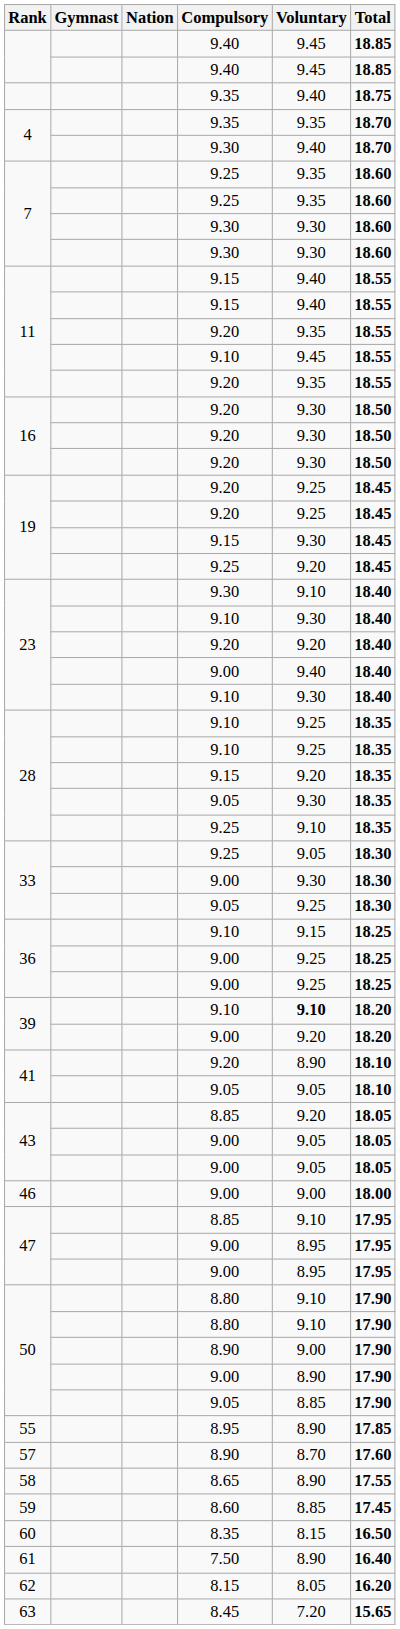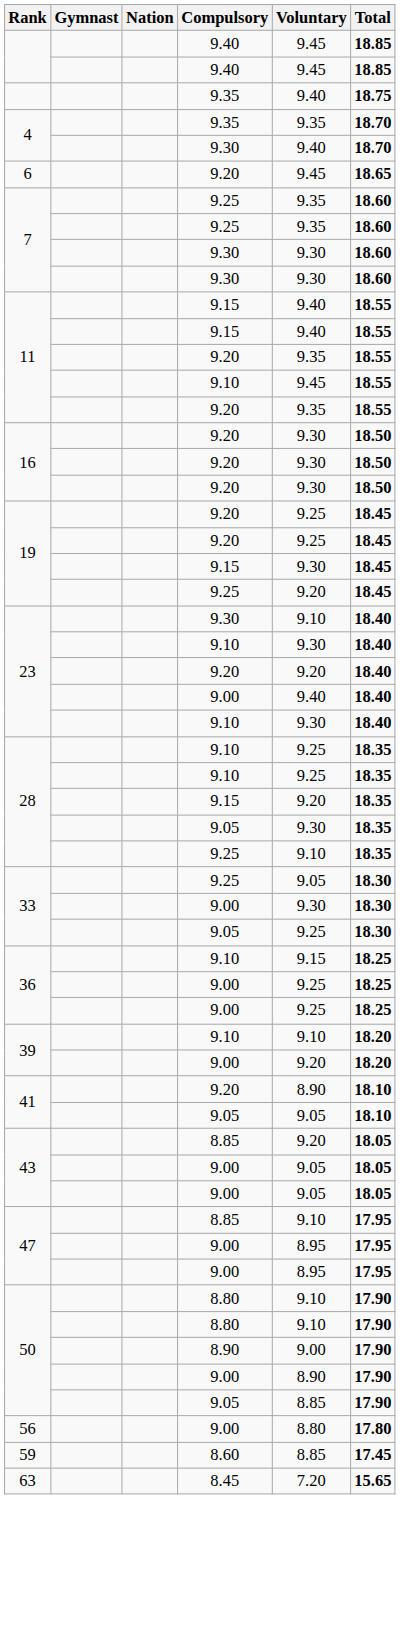+ row: (28, 174)
(311, 1010) bold -> (311, 1036) normal
- row: (28, 1193)
- row: (28, 1428)
+ row: (28, 1428)
- row: (28, 1455)
- row: (28, 1481)
- row: (28, 1533)
- row: (28, 1559)
- row: (28, 1585)
